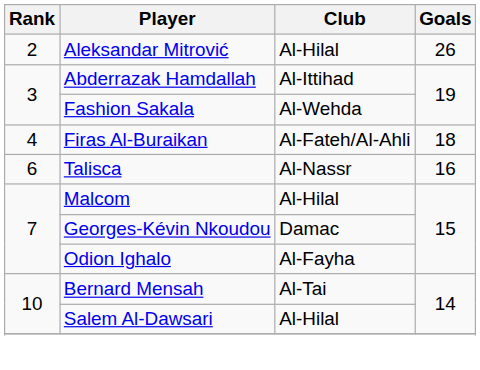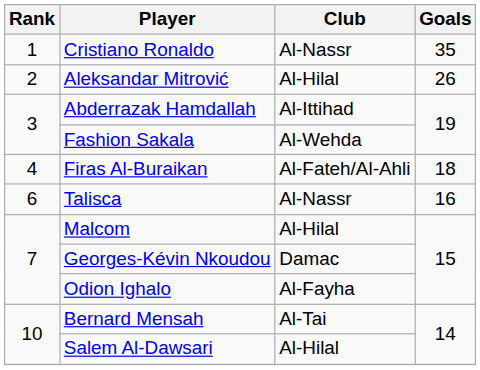+ row: (139, 49)
